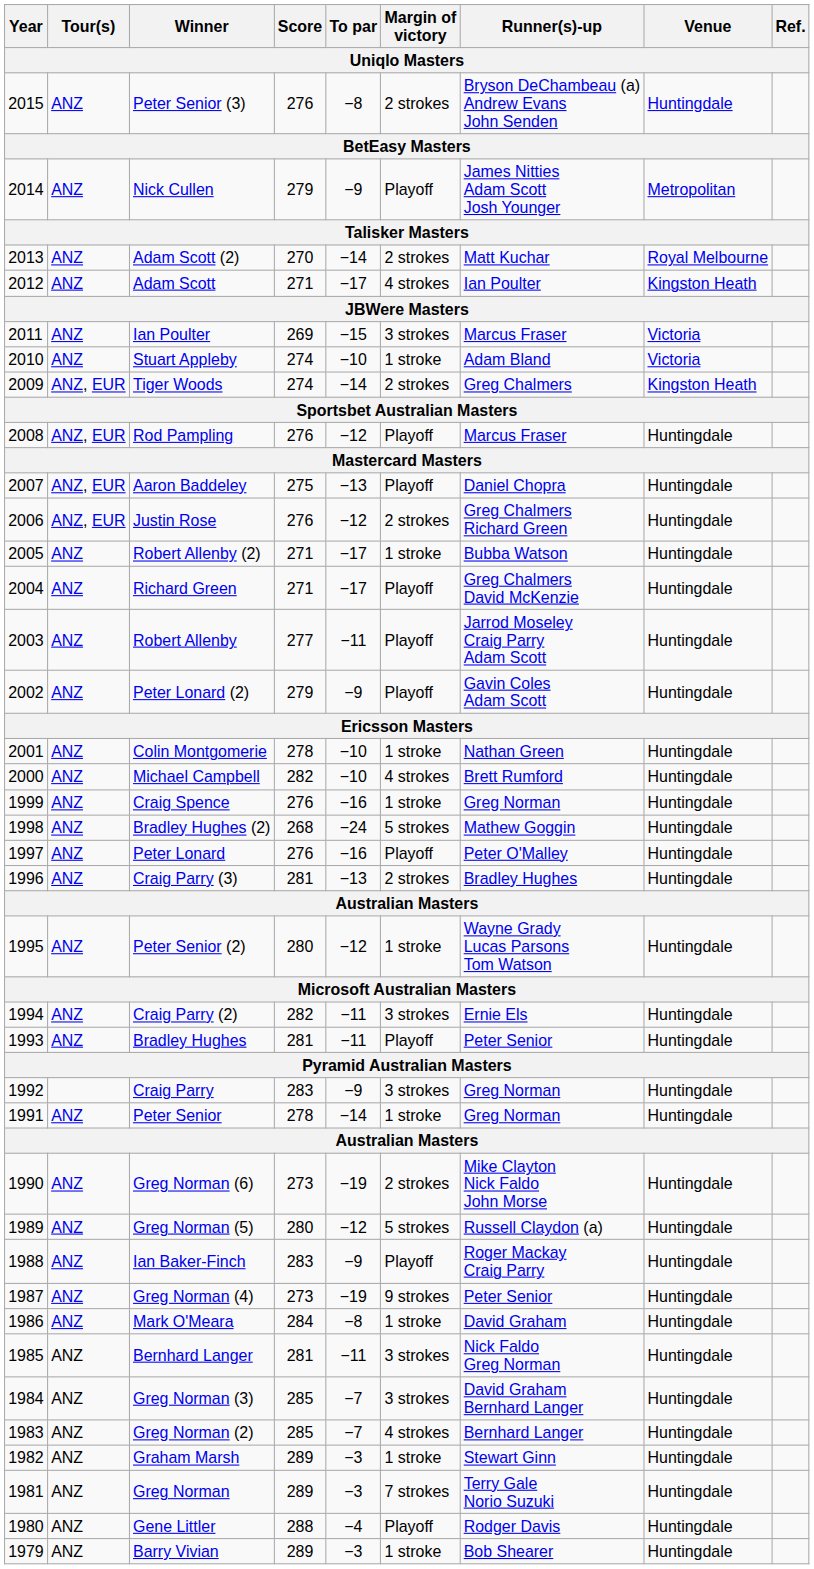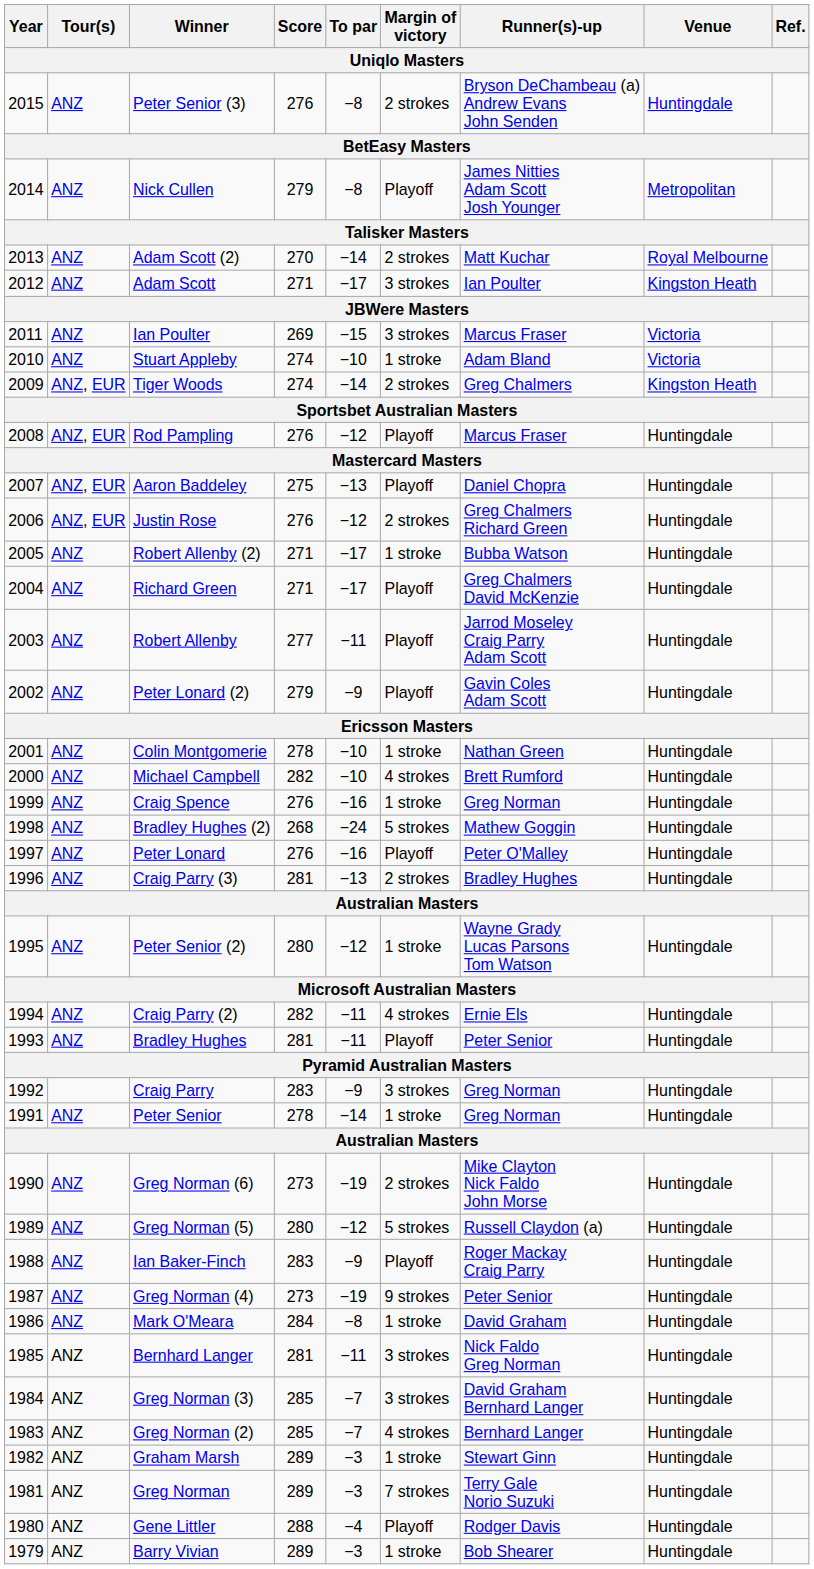(353, 190) −9 -> (353, 190) −8
(417, 283) 4 strokes -> (417, 283) 3 strokes
(417, 1015) 3 strokes -> (417, 1015) 4 strokes
